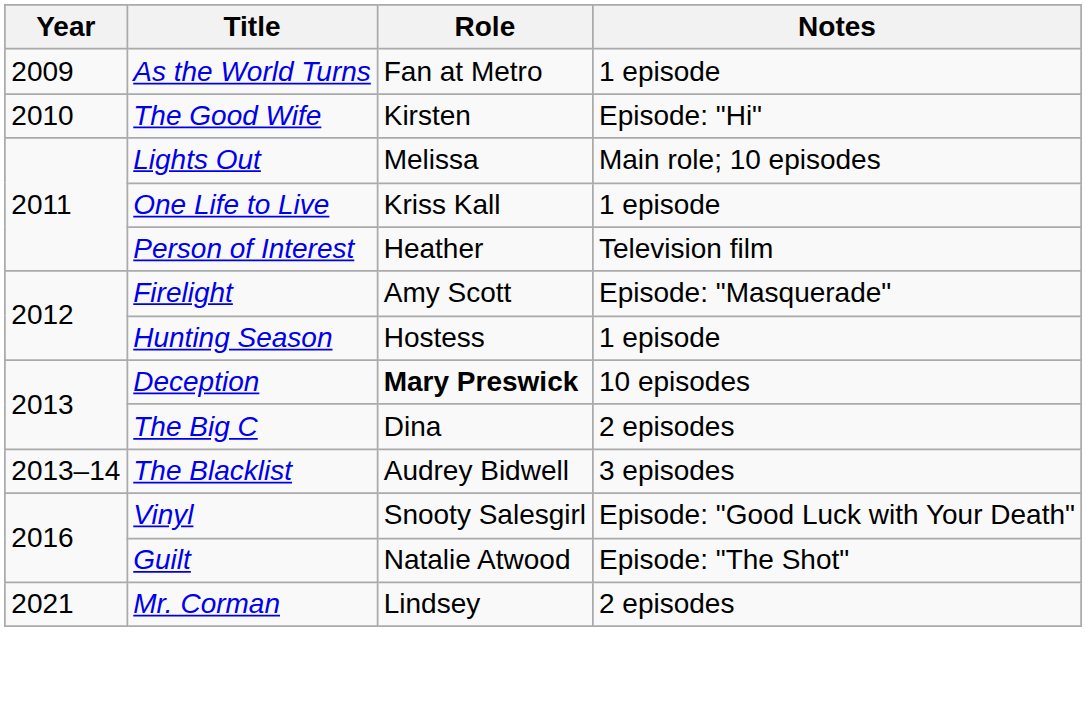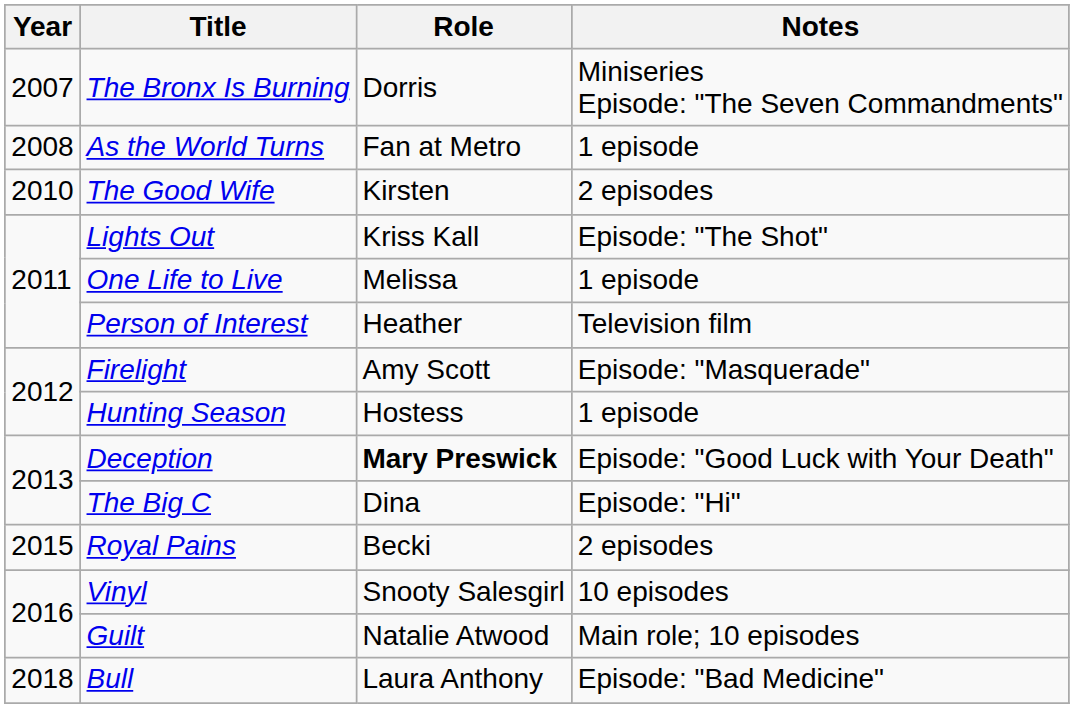+ row: (218, 86)
(42, 71) 2009 -> (42, 147) 2008
(681, 115) Episode: "Hi" -> (645, 191) 2 episodes
(431, 159) Melissa -> (421, 235) Kriss Kall
(740, 159) Main role; 10 episodes -> (703, 235) Episode: "The Shot"
(442, 204) Kriss Kall -> (410, 280) Melissa
(674, 381) 10 episodes -> (816, 457) Episode: "Good Luck with Your Death"
(667, 426) 2 episodes -> (659, 502) Episode: "Hi"
- row: (213, 470)
+ row: (161, 546)
(837, 515) Episode: "Good Luck with Your Death" -> (653, 591) 10 episodes
(724, 559) Episode: "The Shot" -> (719, 635) Main role; 10 episodes
+ row: (110, 679)
- row: (207, 603)
